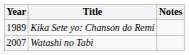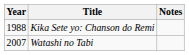(16, 27) 1989 -> (16, 27) 1988
